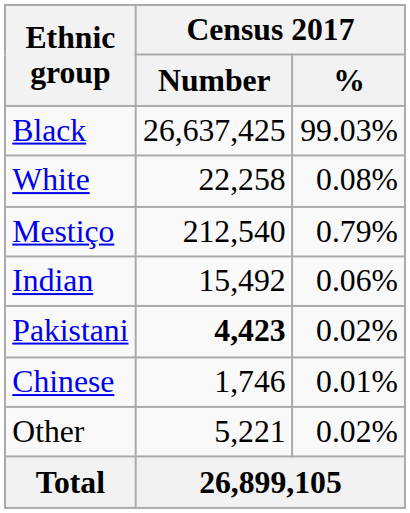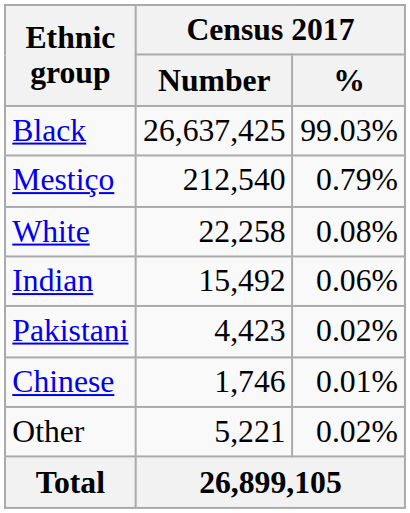rows swapped: (63, 230) <-> (51, 180)
(250, 331) bold -> (250, 331) normal
